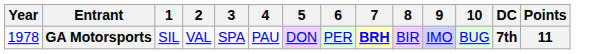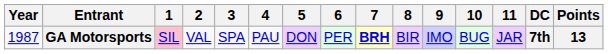+ column: (509, 15)
(23, 37) 1978 -> (23, 37) 1987
(169, 37) no background -> (169, 37) pink background
(545, 37) 11 -> (578, 37) 13
